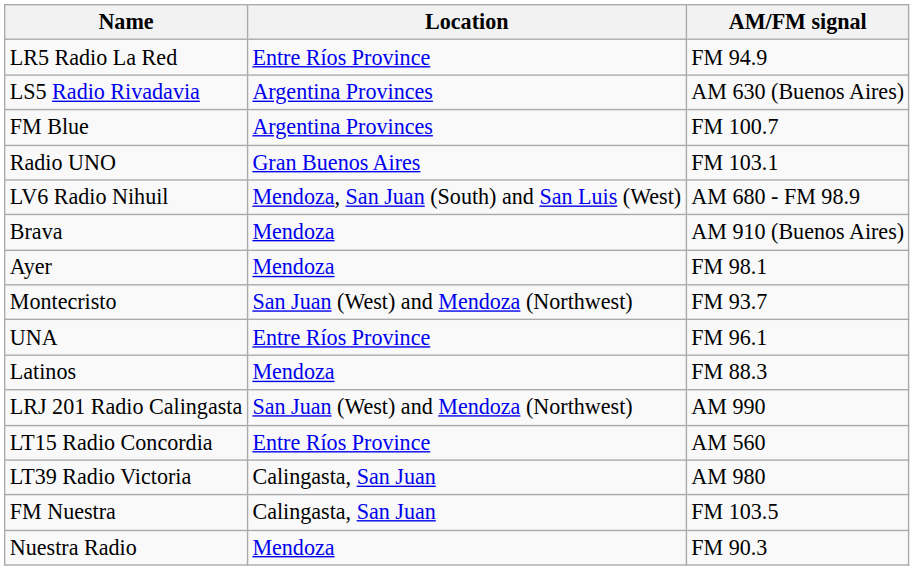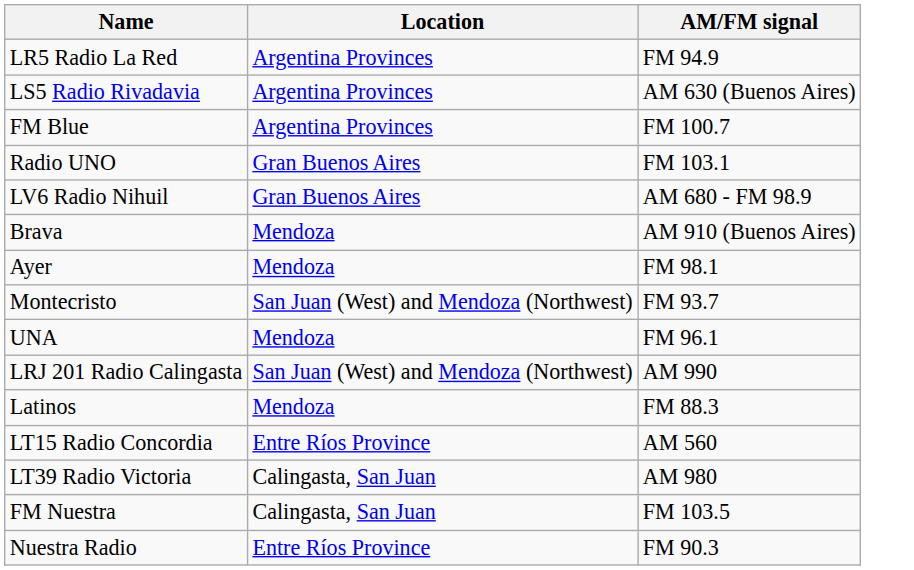(341, 57) Entre Ríos Province -> (343, 57) Argentina Provinces
(467, 197) Mendoza, San Juan (South) and San Luis (West) -> (336, 197) Gran Buenos Aires
(341, 337) Entre Ríos Province -> (293, 337) Mendoza
rows swapped: (43, 372) <-> (126, 407)
(293, 547) Mendoza -> (341, 547) Entre Ríos Province
